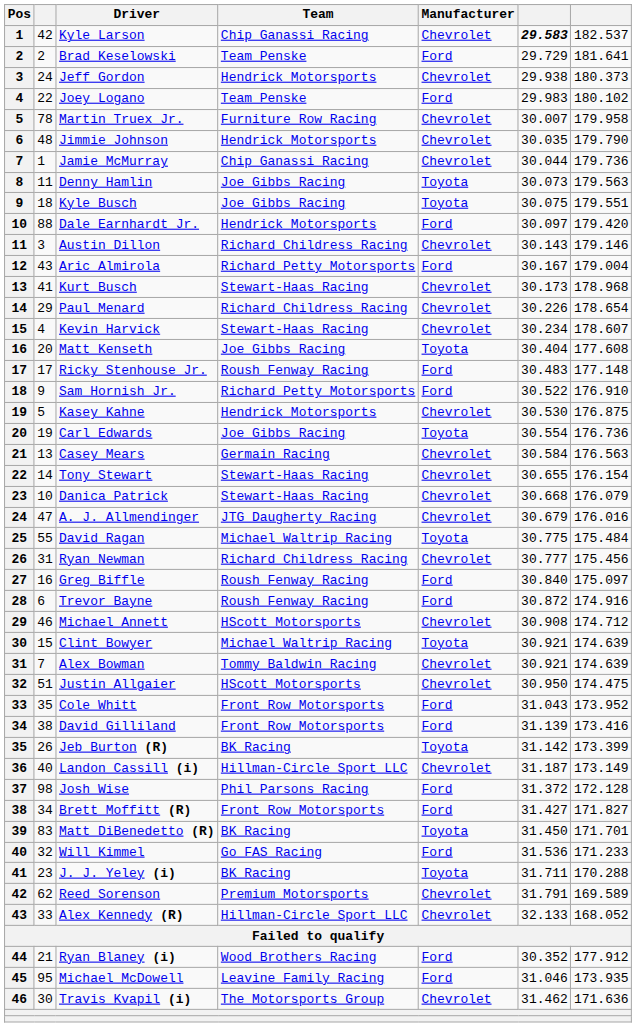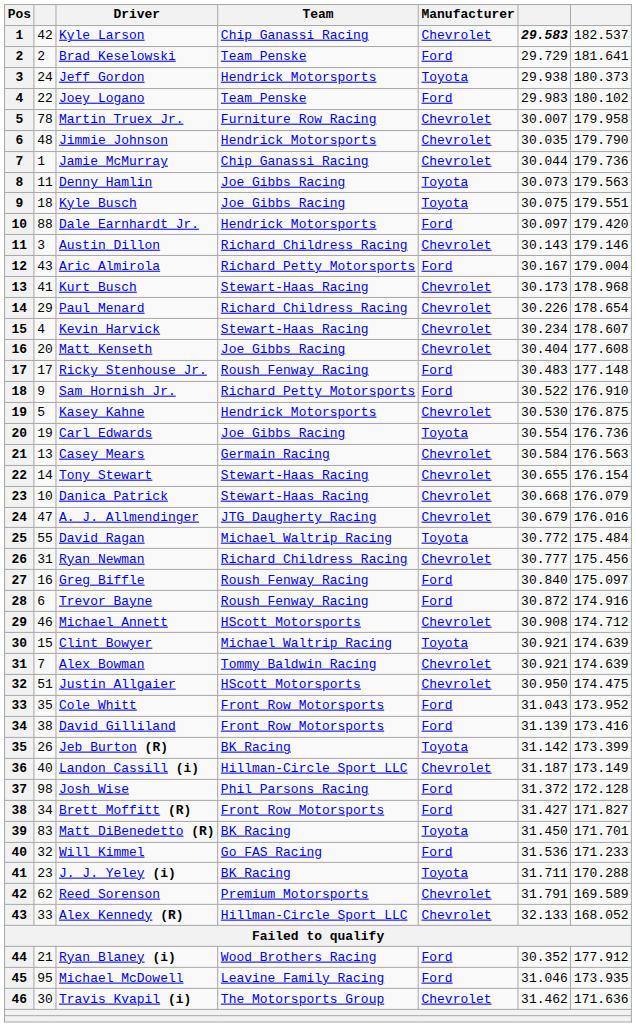(457, 78) Chevrolet -> (445, 78) Toyota
(445, 350) Toyota -> (457, 350) Chevrolet
(544, 539) 30.775 -> (544, 539) 30.772
